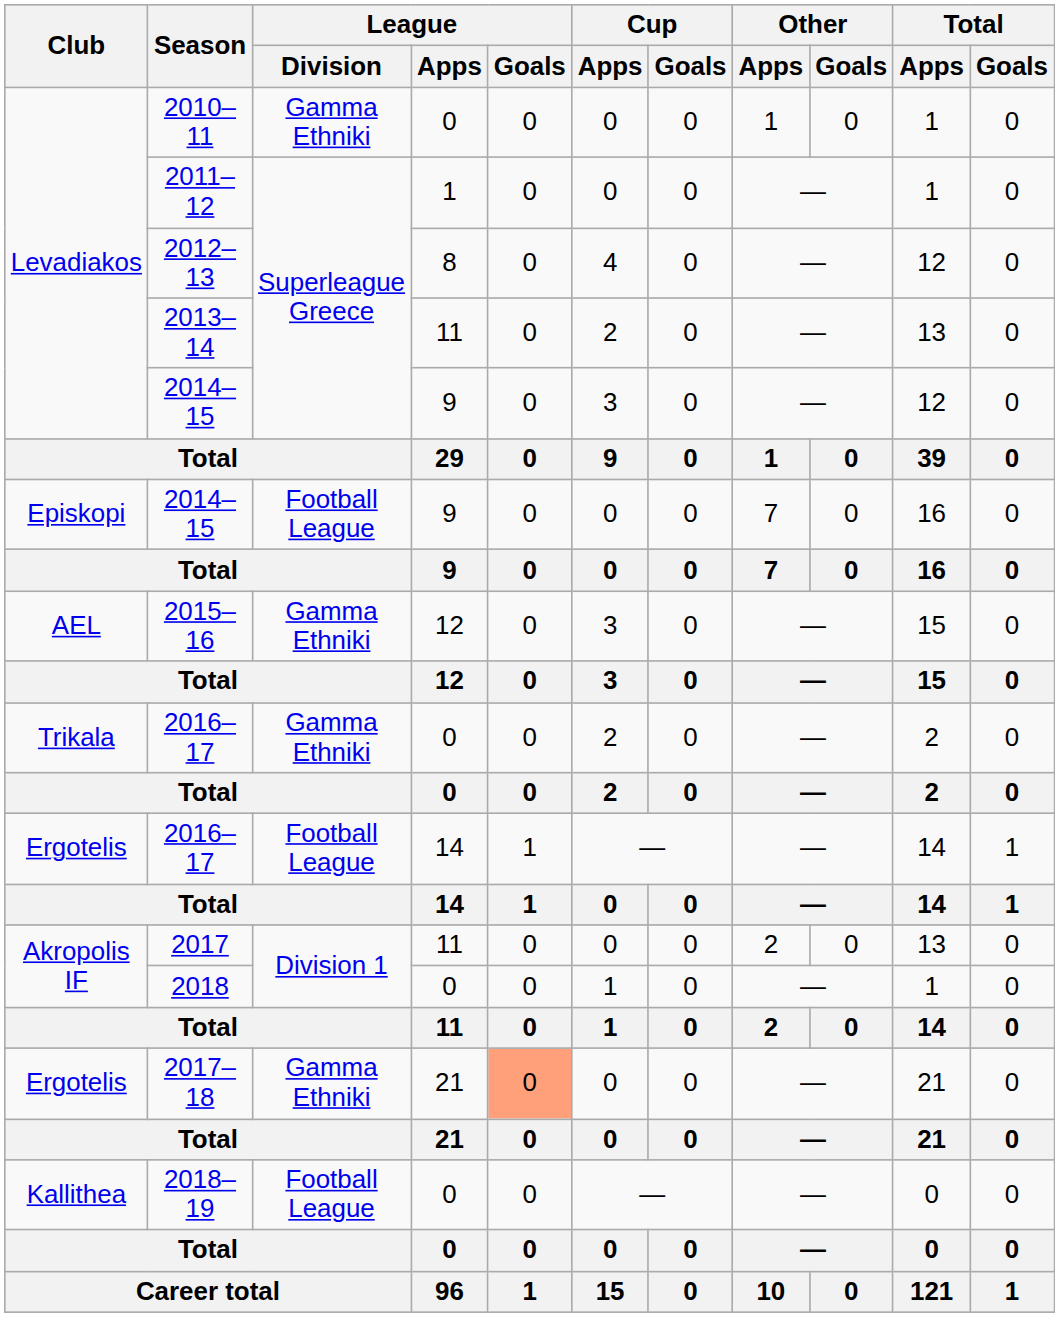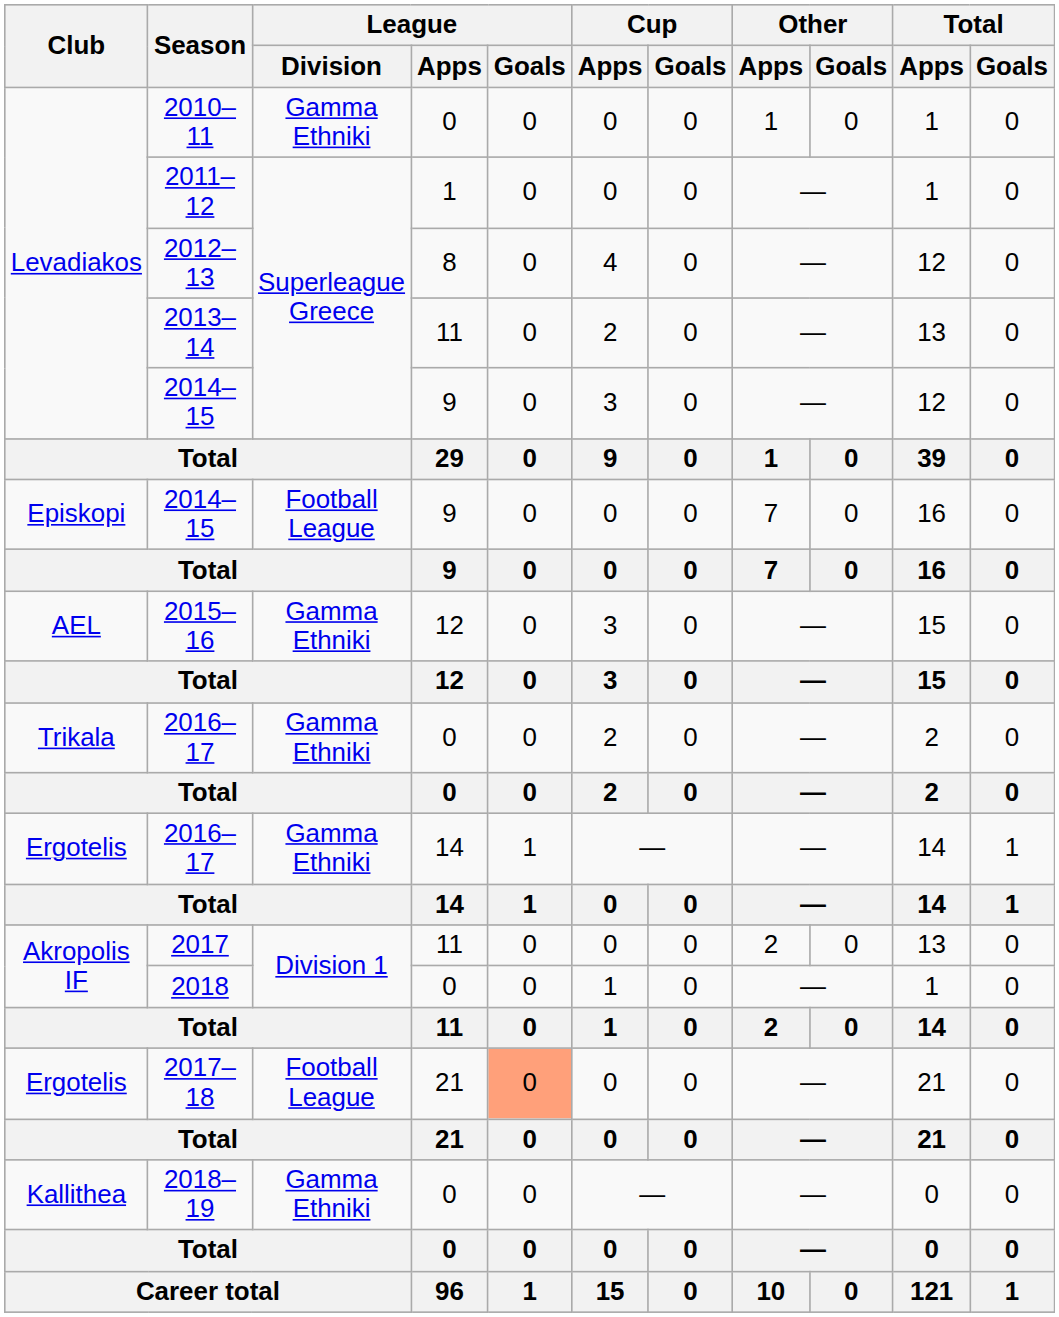(332, 848) Football League -> (332, 848) Gamma Ethniki
(332, 1083) Gamma Ethniki -> (332, 1083) Football League
(332, 1194) Football League -> (332, 1194) Gamma Ethniki
